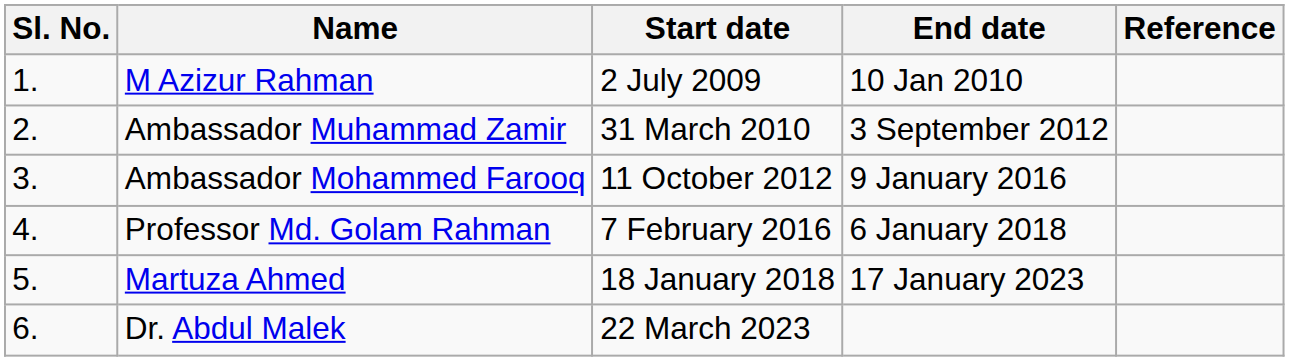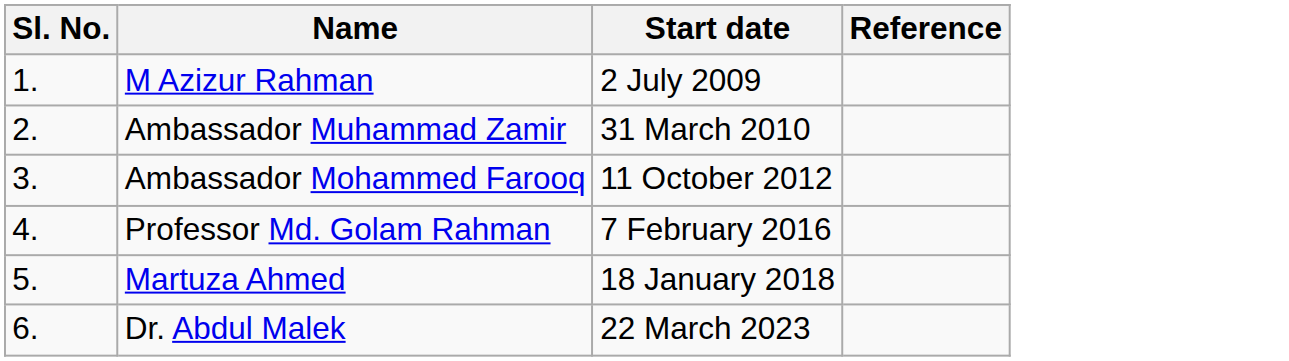- column: (979, 29)
